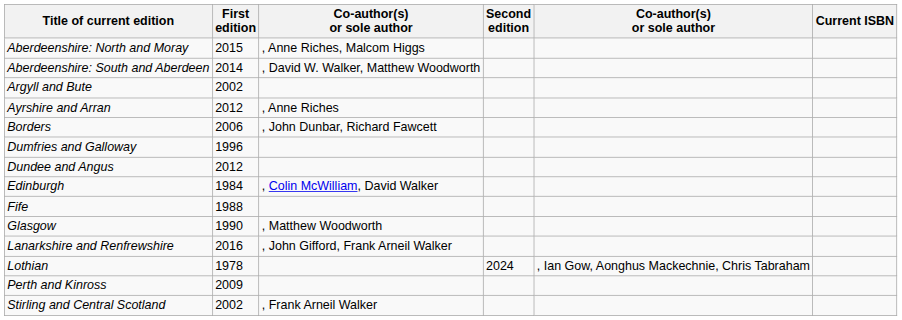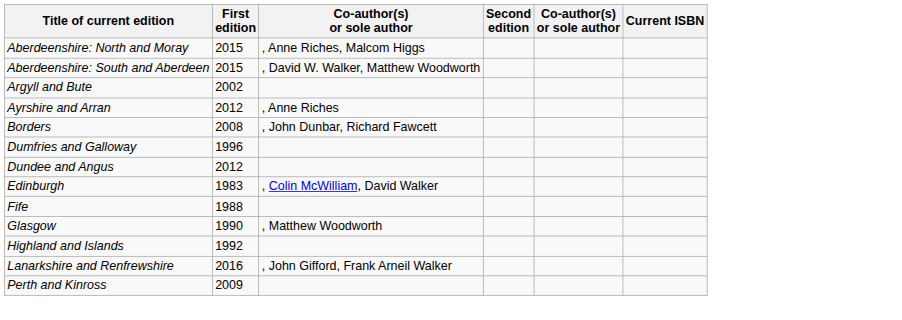(229, 68) 2014 -> (229, 68) 2015
(229, 127) 2006 -> (229, 127) 2008
(229, 186) 1984 -> (229, 186) 1983
+ row: (66, 246)
- row: (28, 265)
- row: (86, 305)
